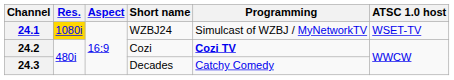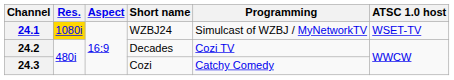(141, 48) Cozi -> (151, 48) Decades
(216, 48) bold -> (215, 48) normal
(151, 65) Decades -> (141, 65) Cozi
